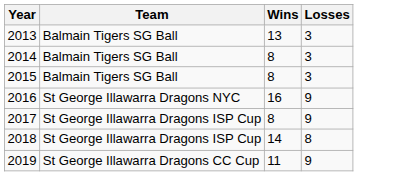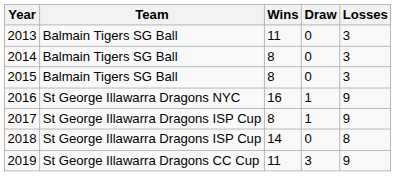+ column: (321, 14)
(275, 35) 13 -> (274, 35) 11
